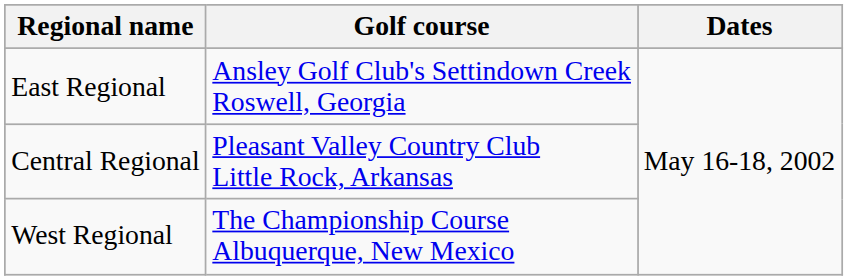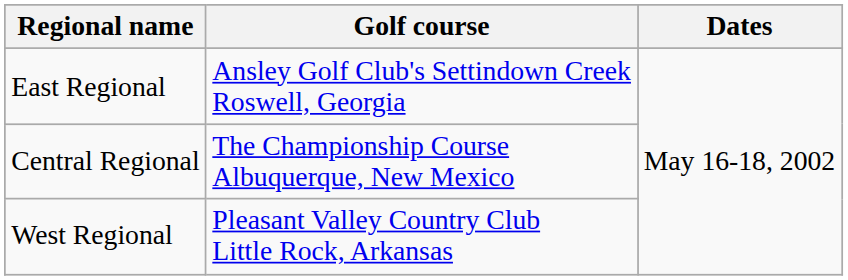(376, 160) Pleasant Valley Country Club Little Rock, Arkansas -> (363, 160) The Championship Course Albuquerque, New Mexico
(363, 235) The Championship Course Albuquerque, New Mexico -> (376, 235) Pleasant Valley Country Club Little Rock, Arkansas
